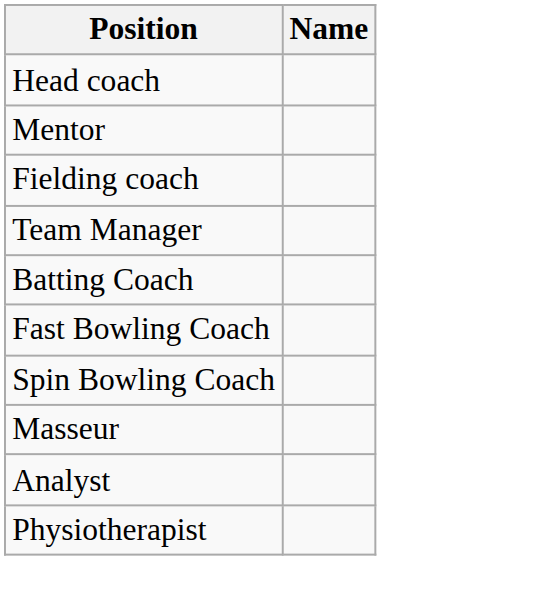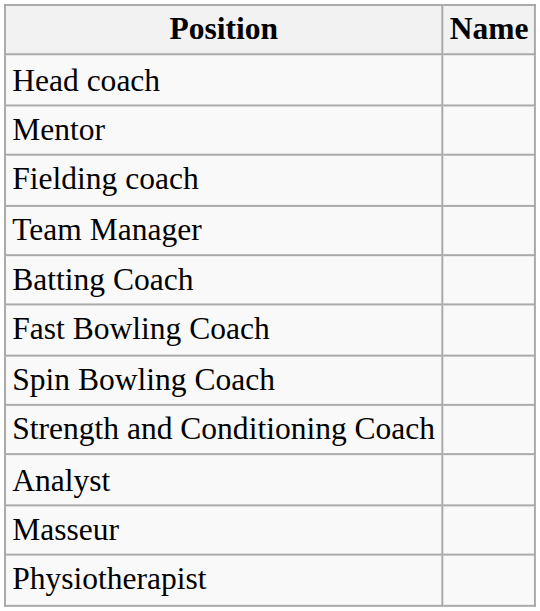+ row: (224, 429)
rows swapped: (66, 429) <-> (61, 479)
